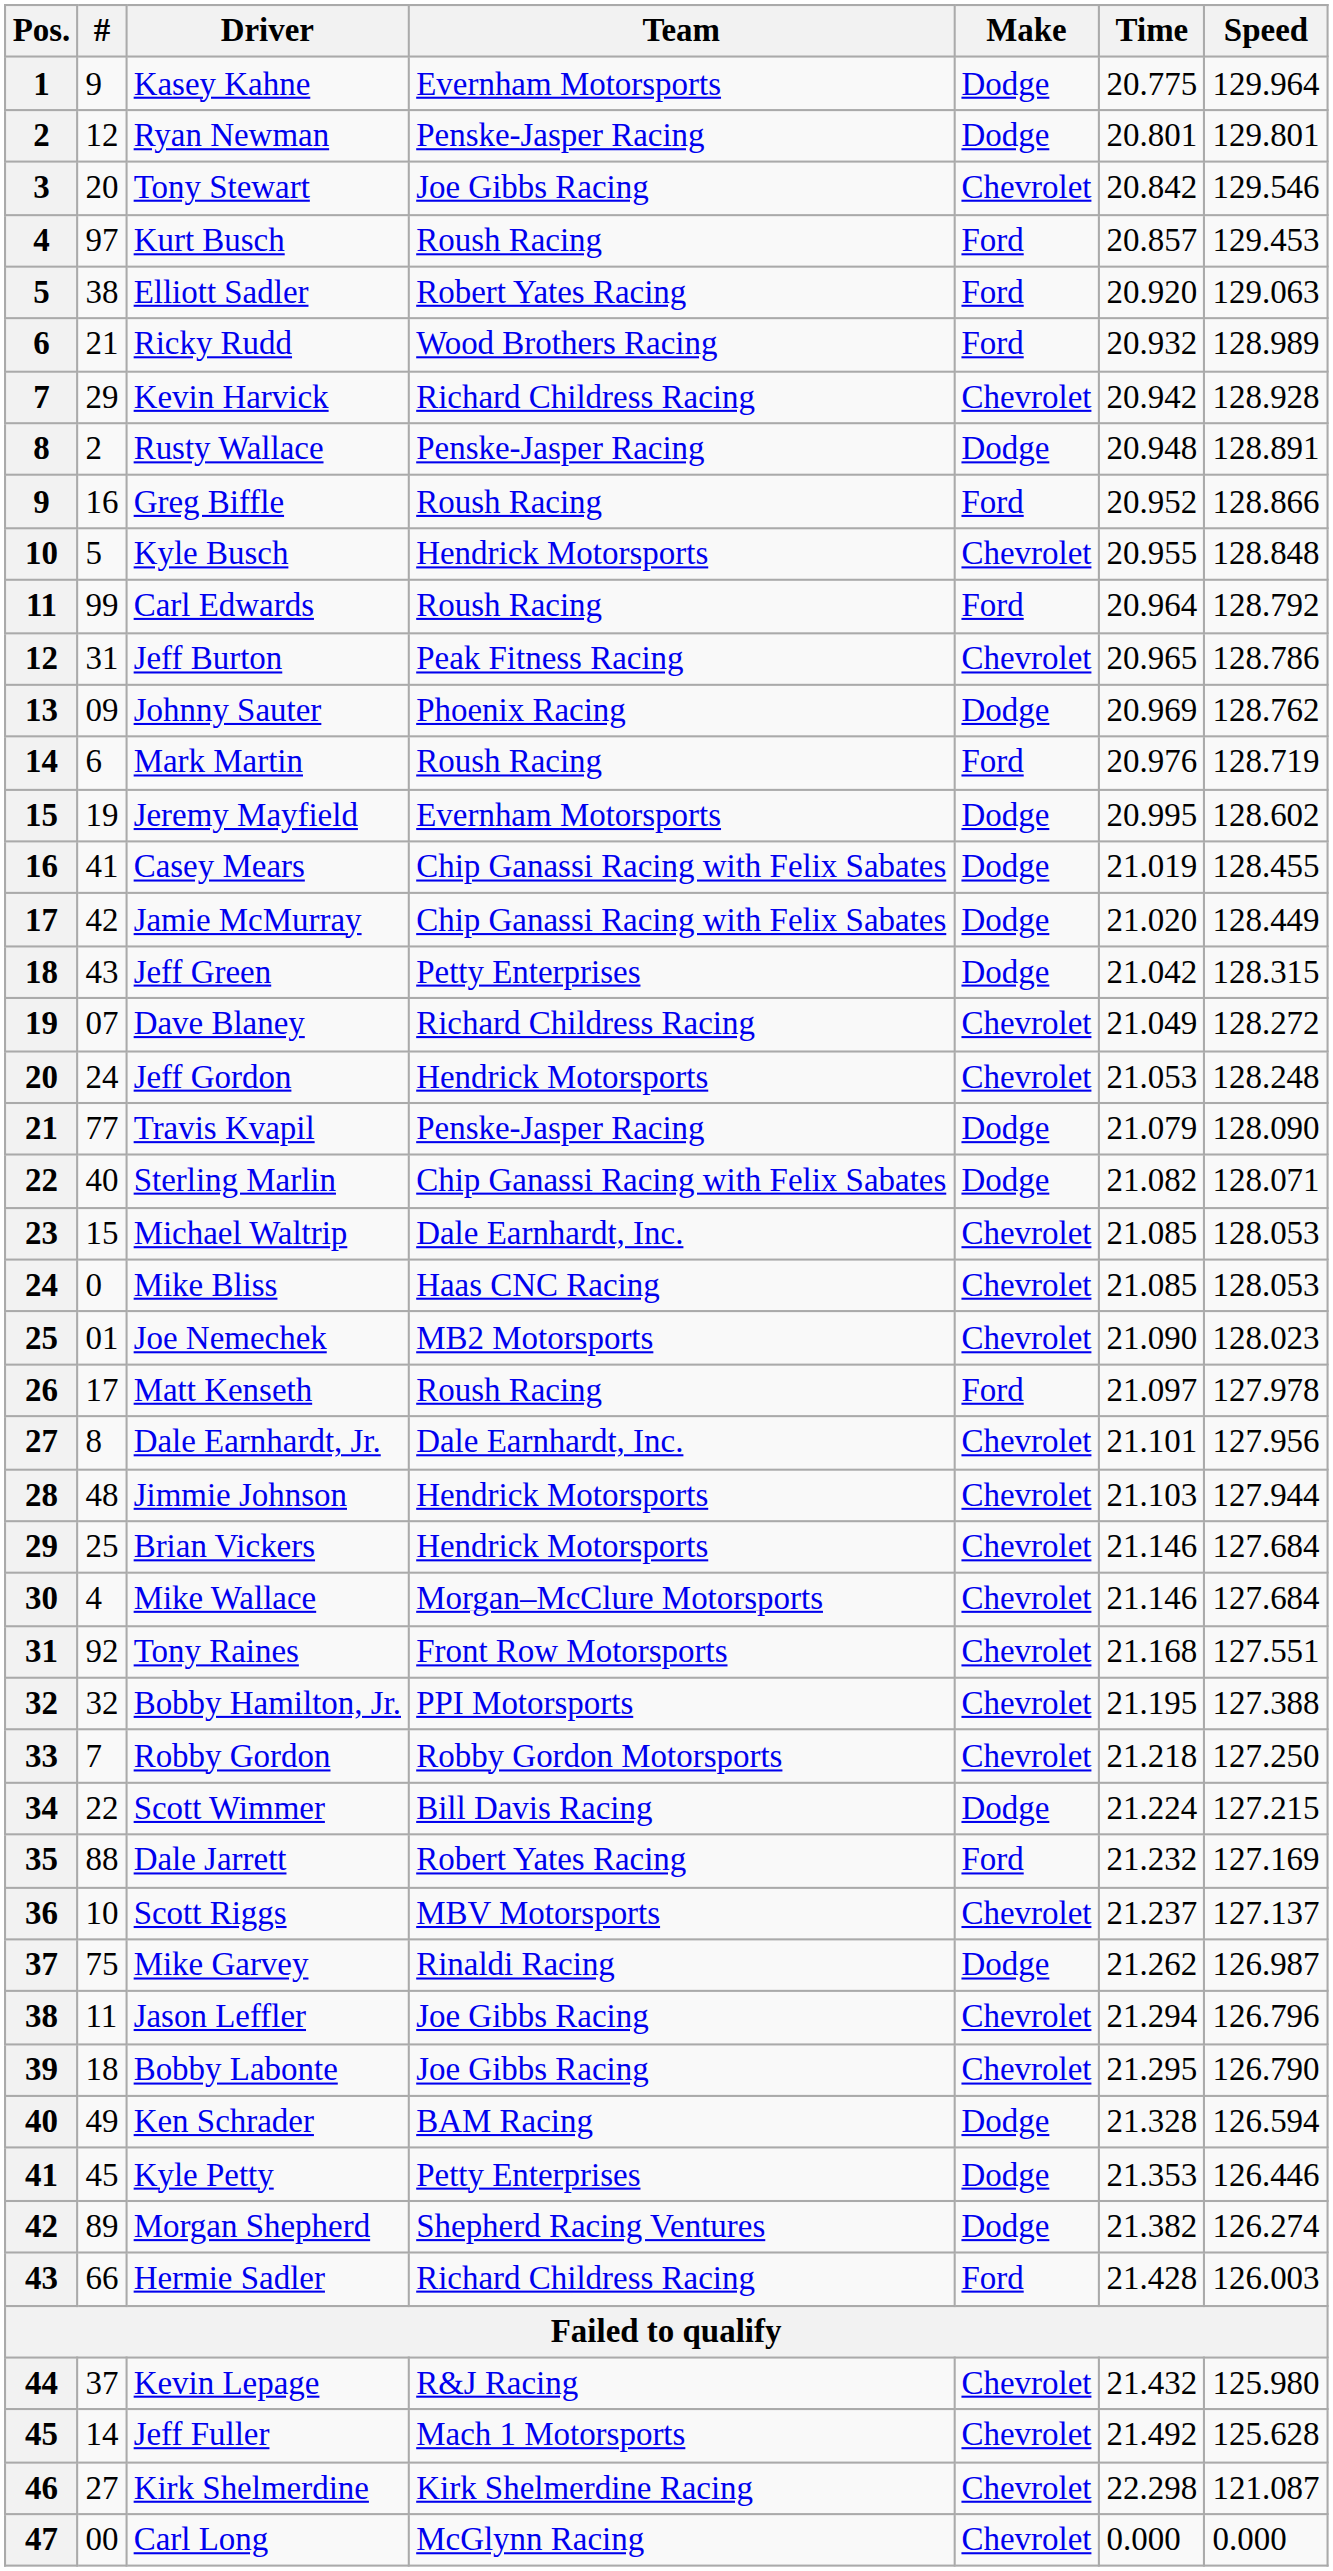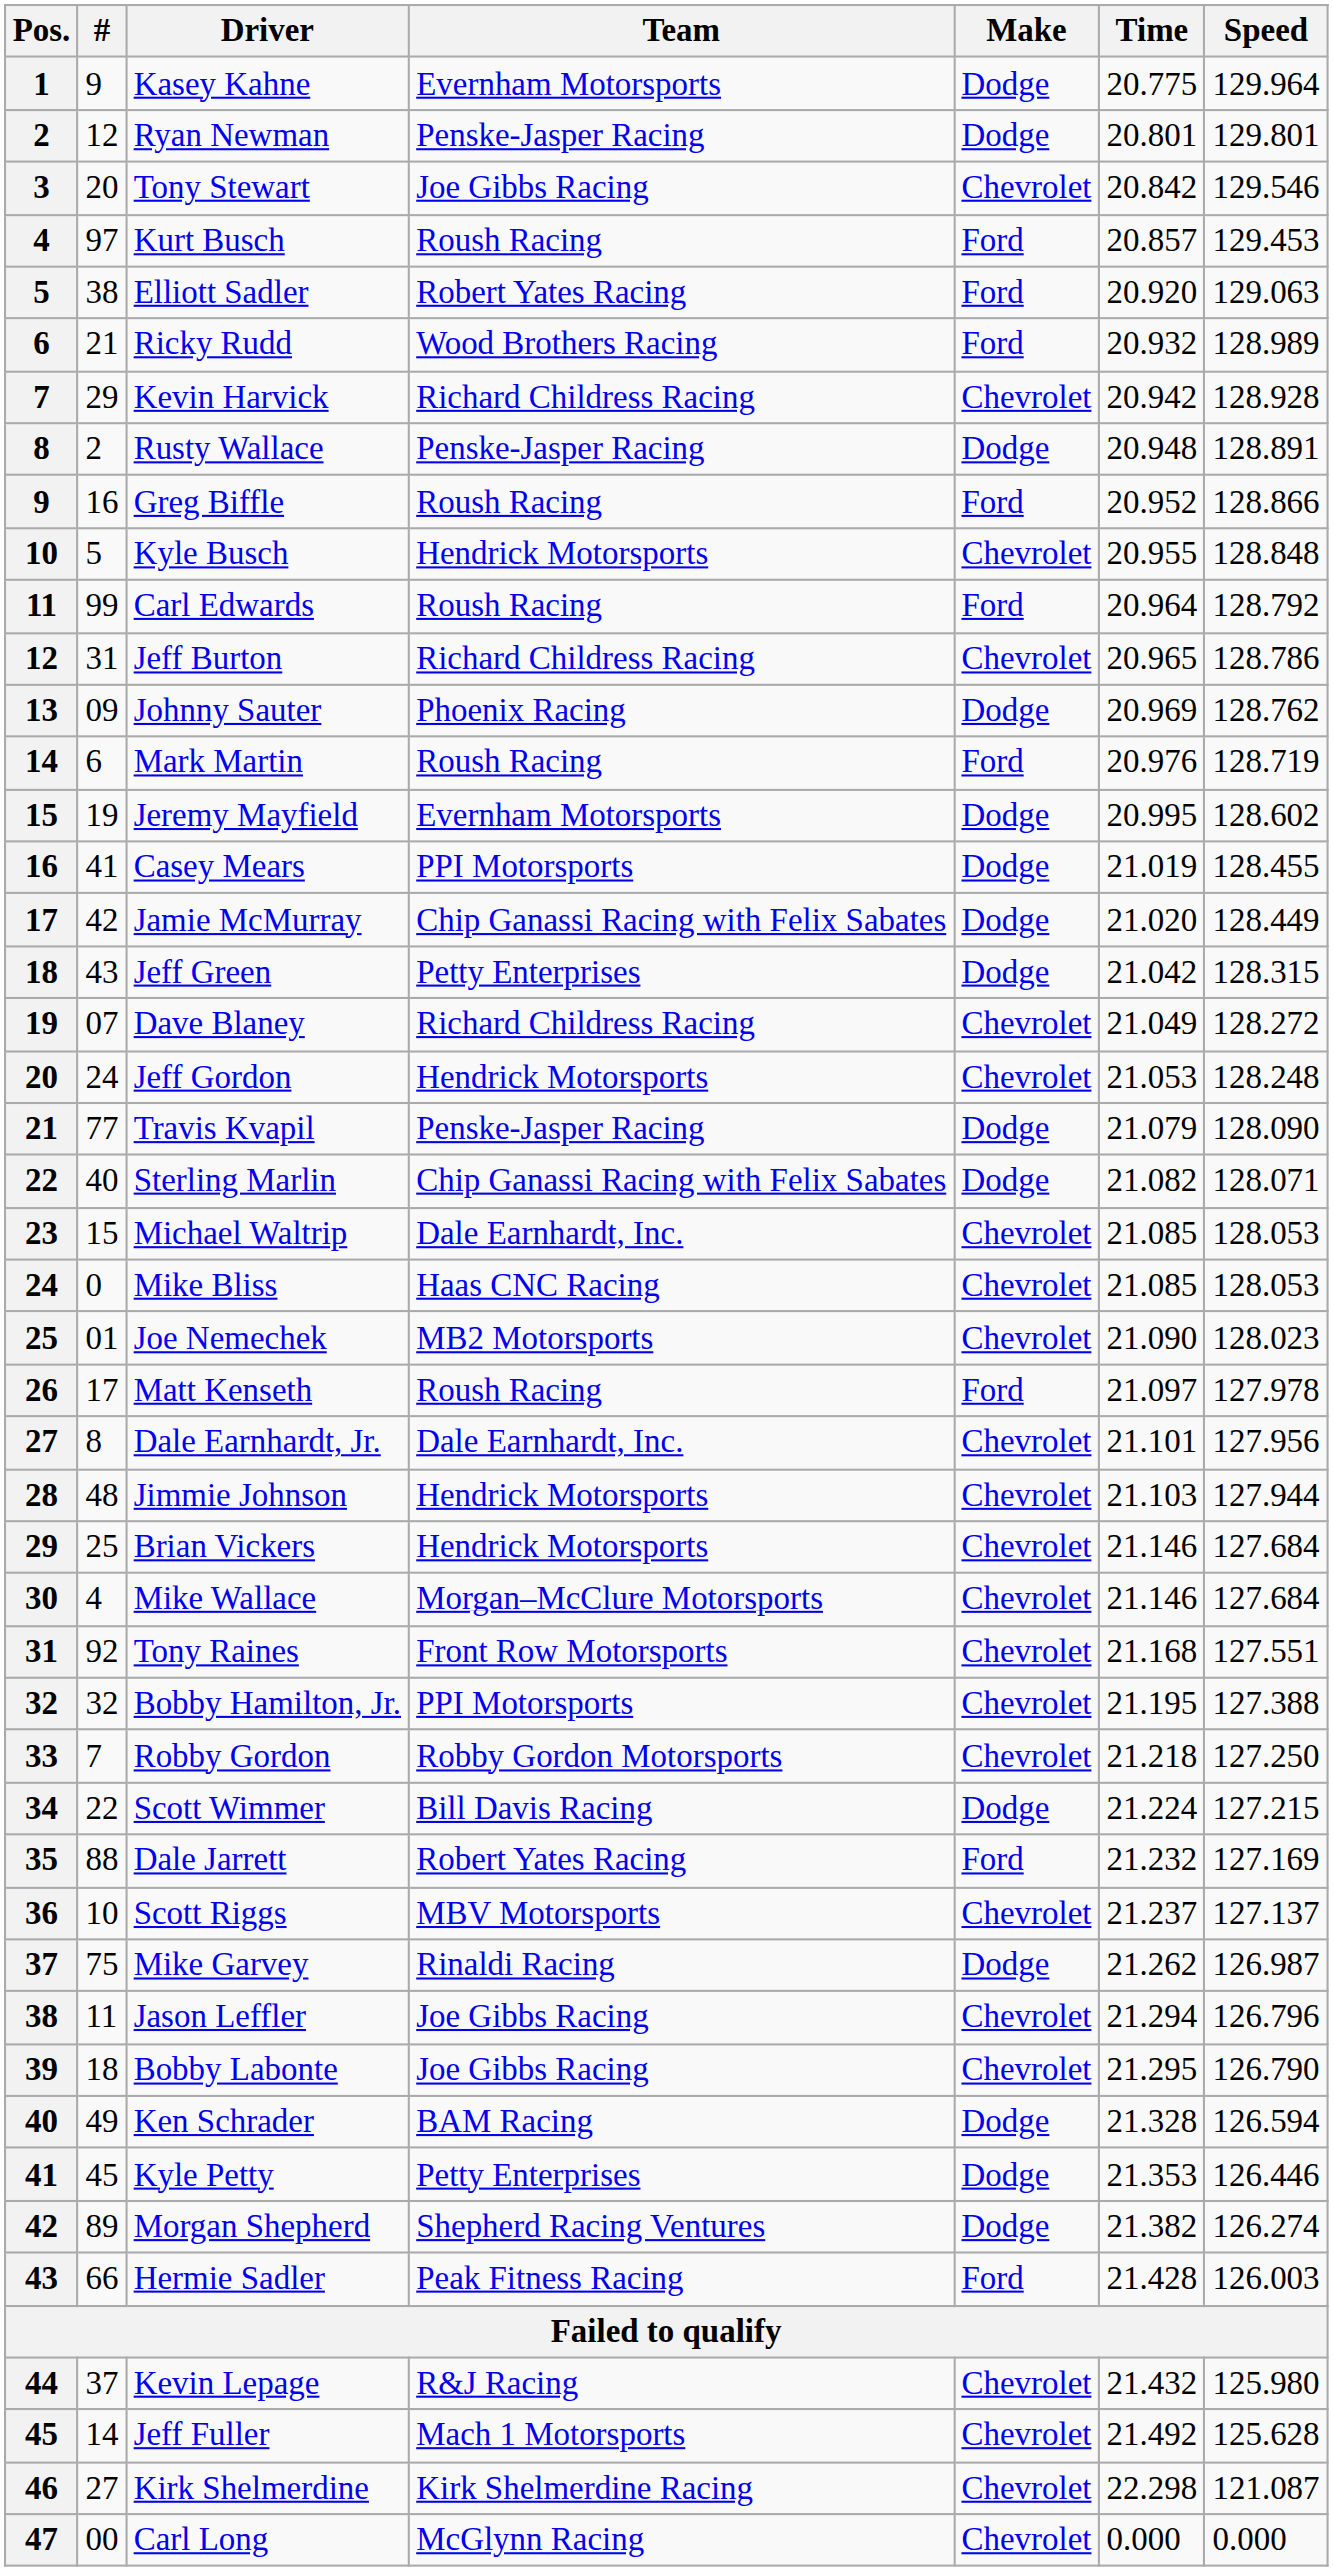(550, 657) Peak Fitness Racing -> (586, 657) Richard Childress Racing
(681, 866) Chip Ganassi Racing with Felix Sabates -> (525, 866) PPI Motorsports
(586, 2278) Richard Childress Racing -> (550, 2278) Peak Fitness Racing
